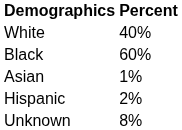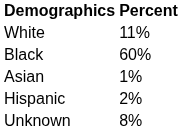(135, 32) 40% -> (135, 32) 11%
